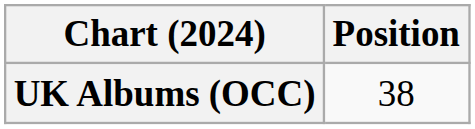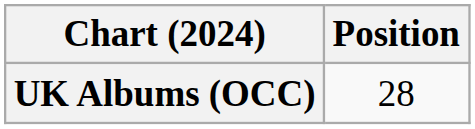(396, 92) 38 -> (396, 92) 28
